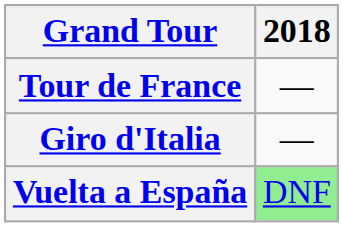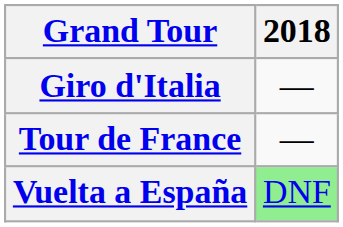rows swapped: (130, 138) <-> (130, 85)
